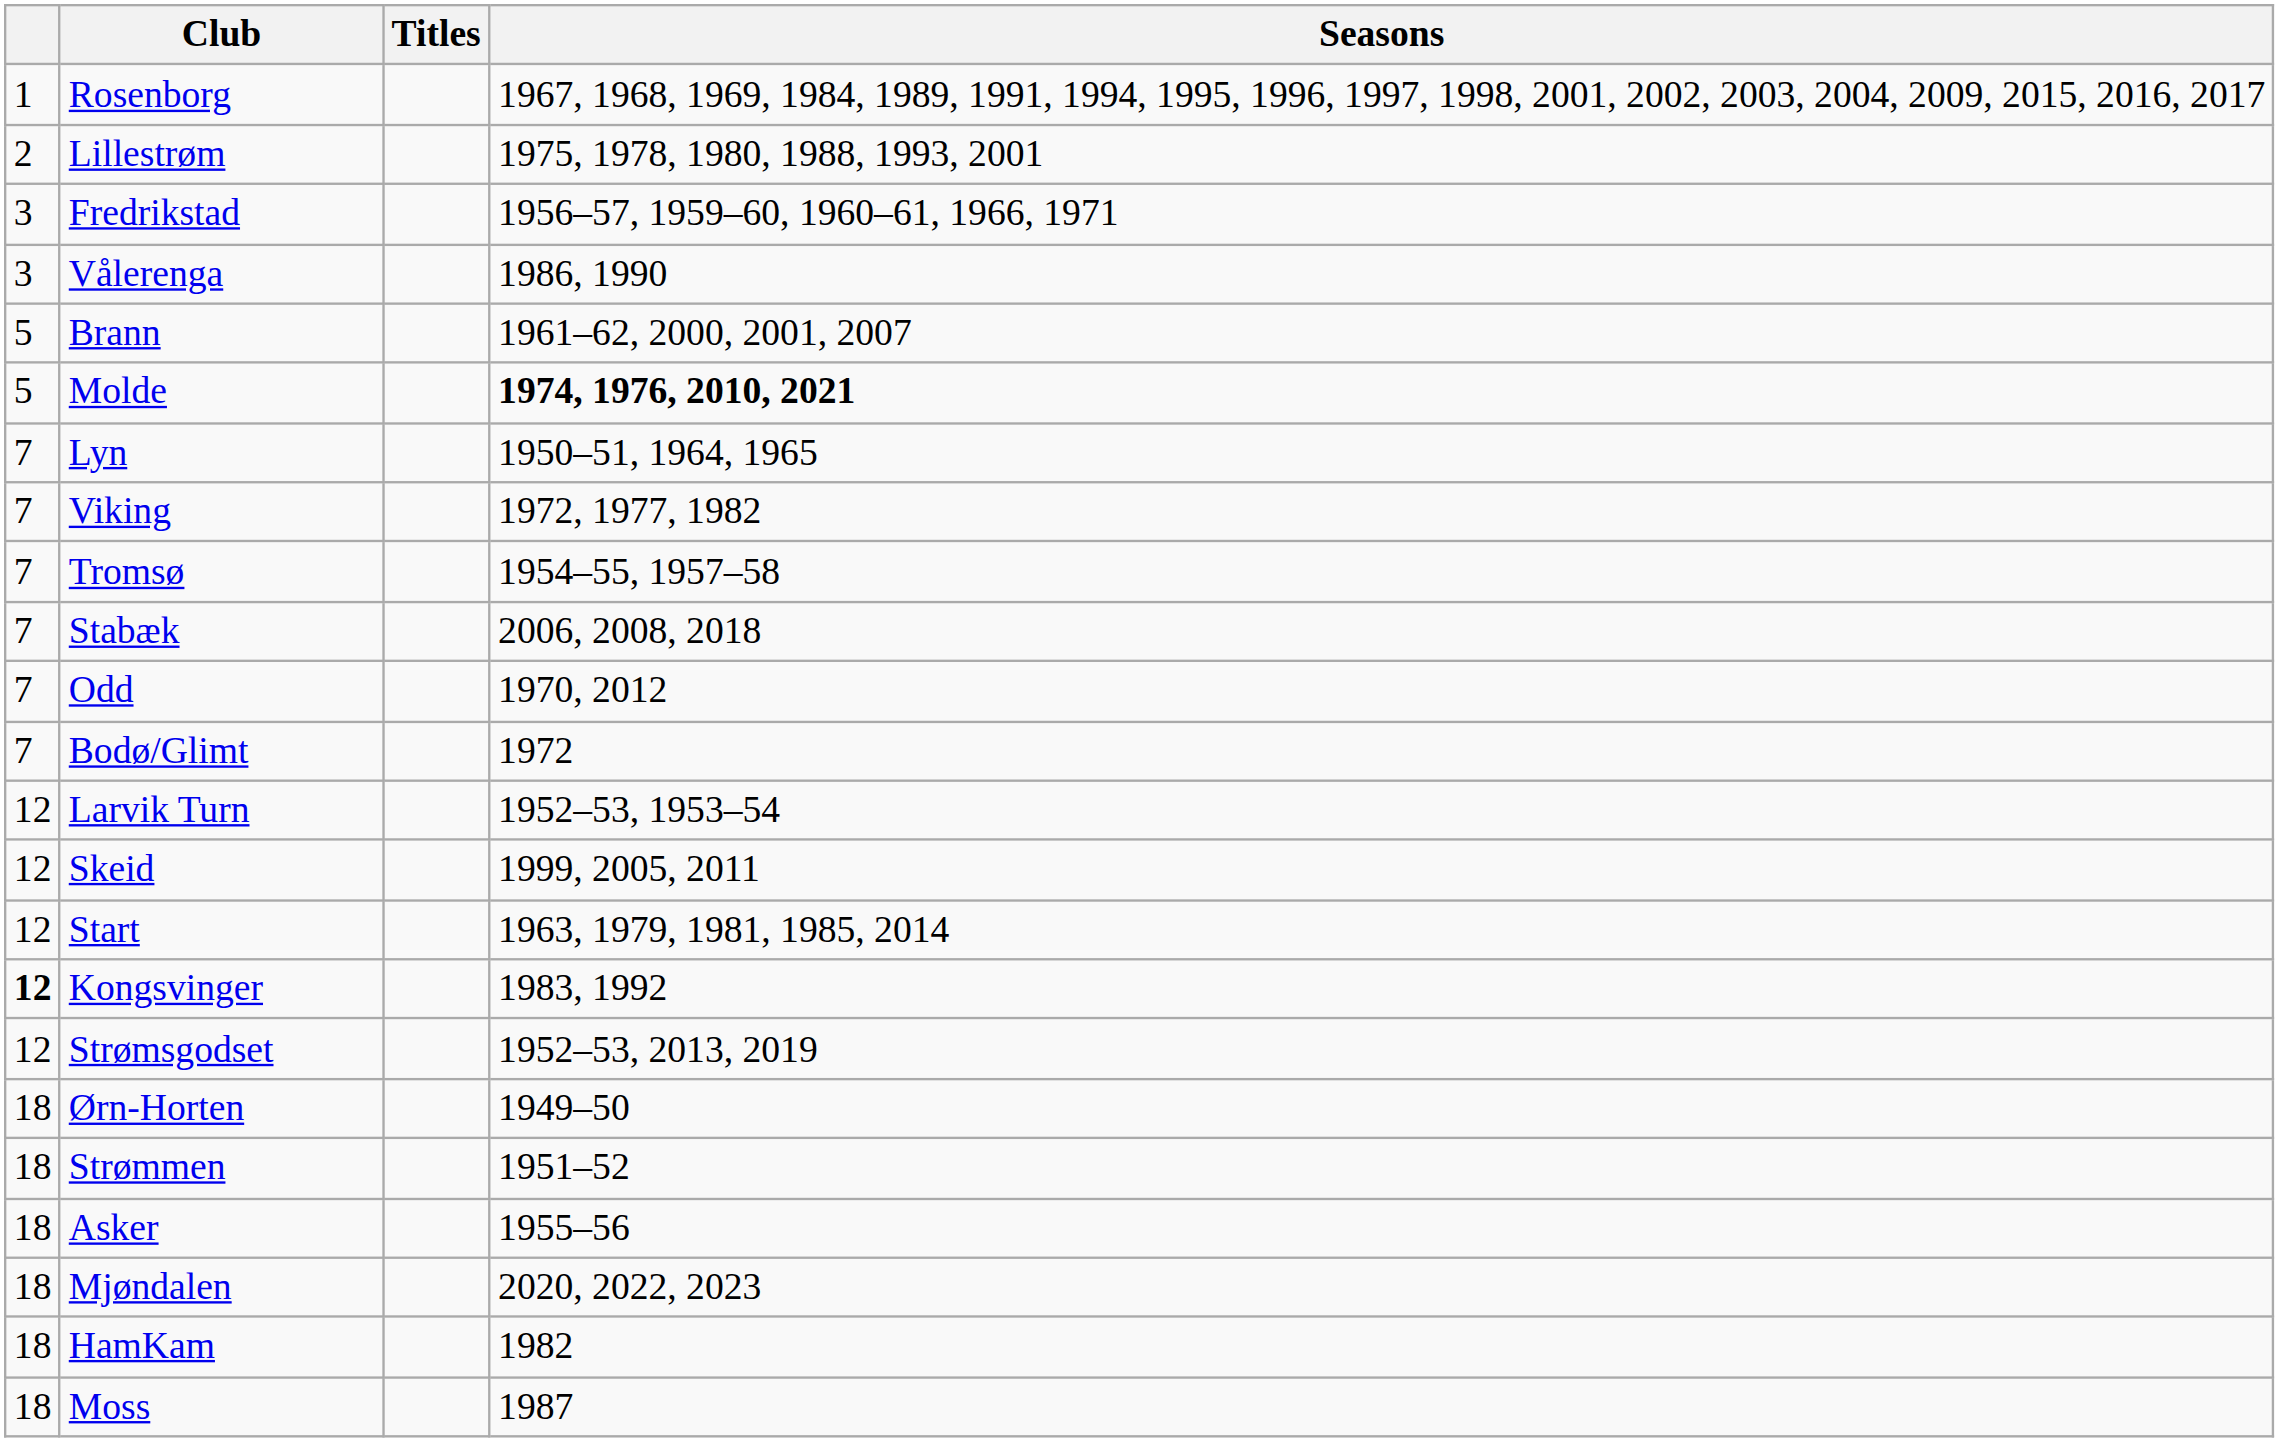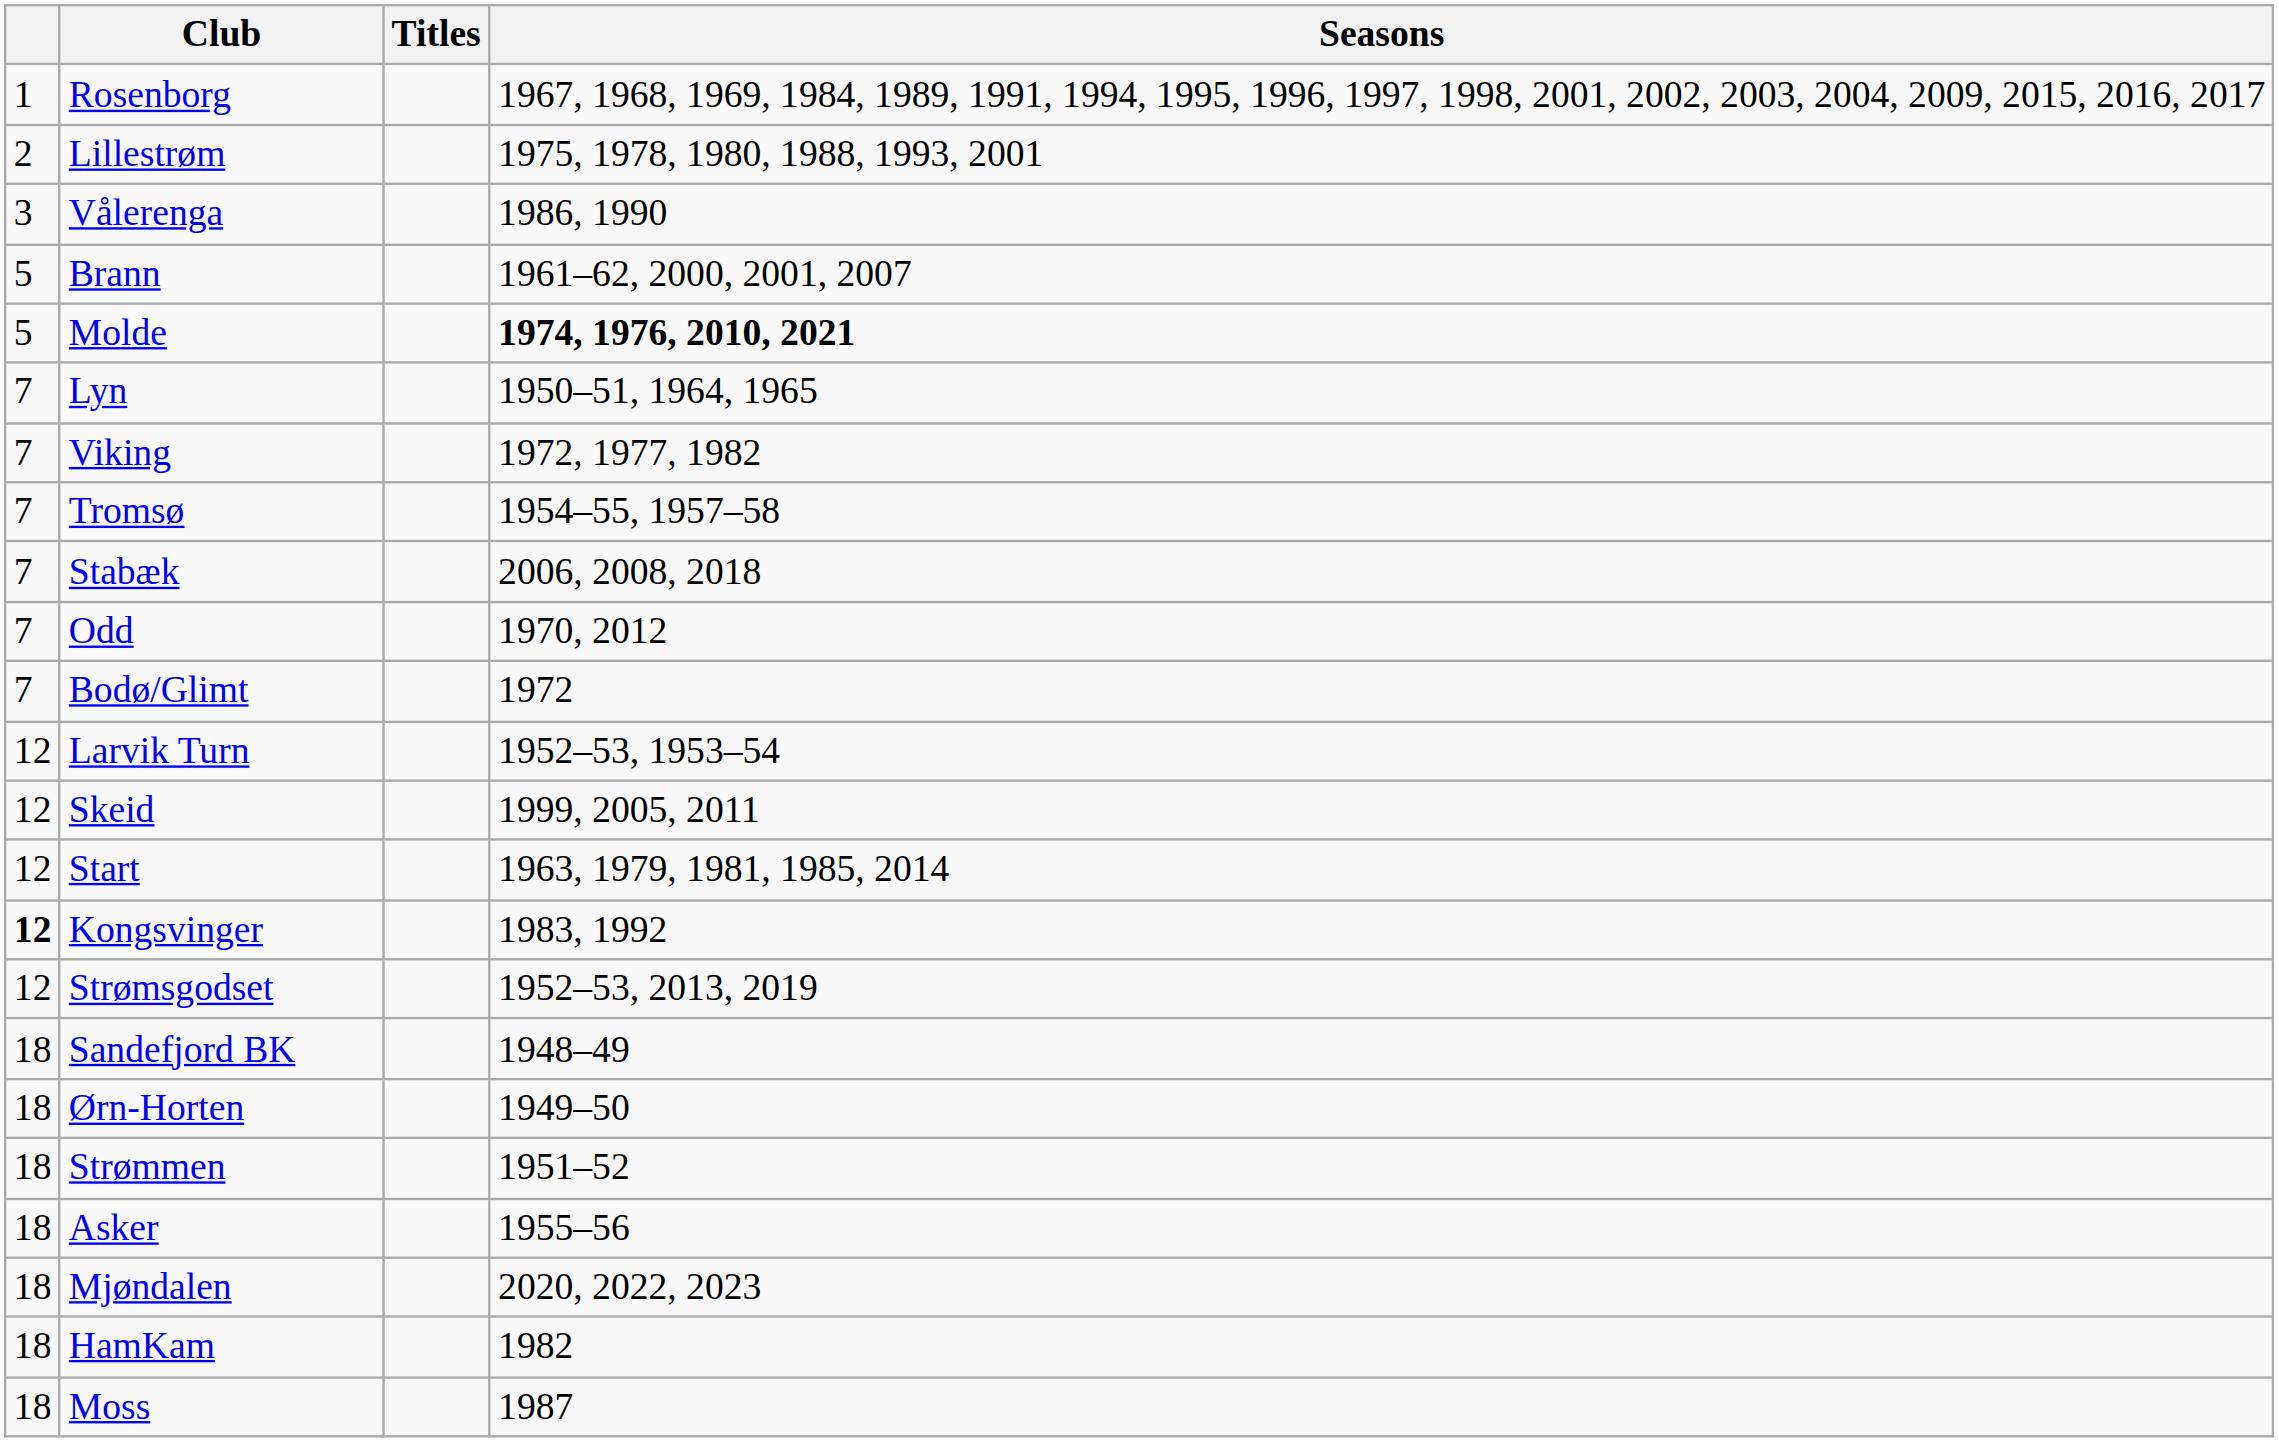- row: (154, 213)
+ row: (182, 1048)
